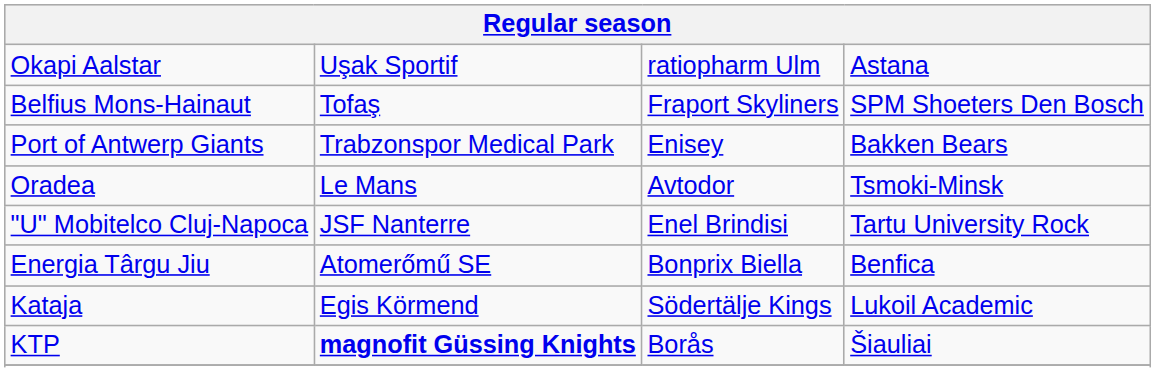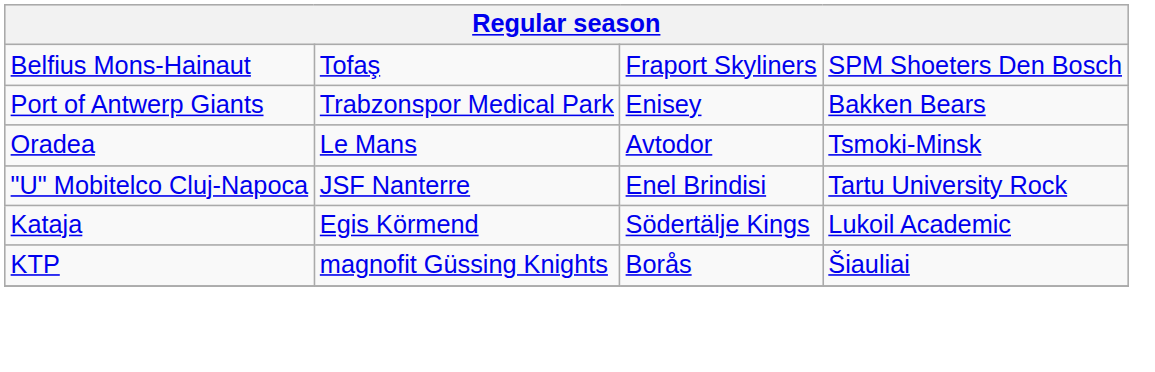- row: (86, 64)
- row: (110, 265)
(478, 345) bold -> (464, 265) normal
